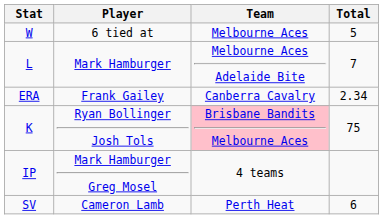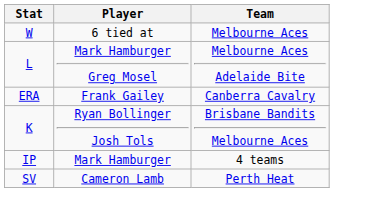- column: (353, 14)
(123, 64) Mark Hamburger -> (123, 64) Mark Hamburger Greg Mosel
(260, 128) pink background -> (260, 128) no background
(123, 173) Mark Hamburger Greg Mosel -> (123, 160) Mark Hamburger
